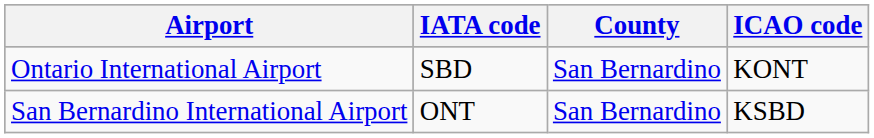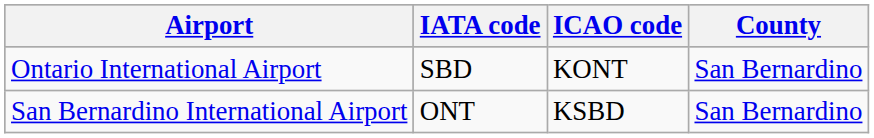columns swapped: (798, 25) <-> (637, 25)
